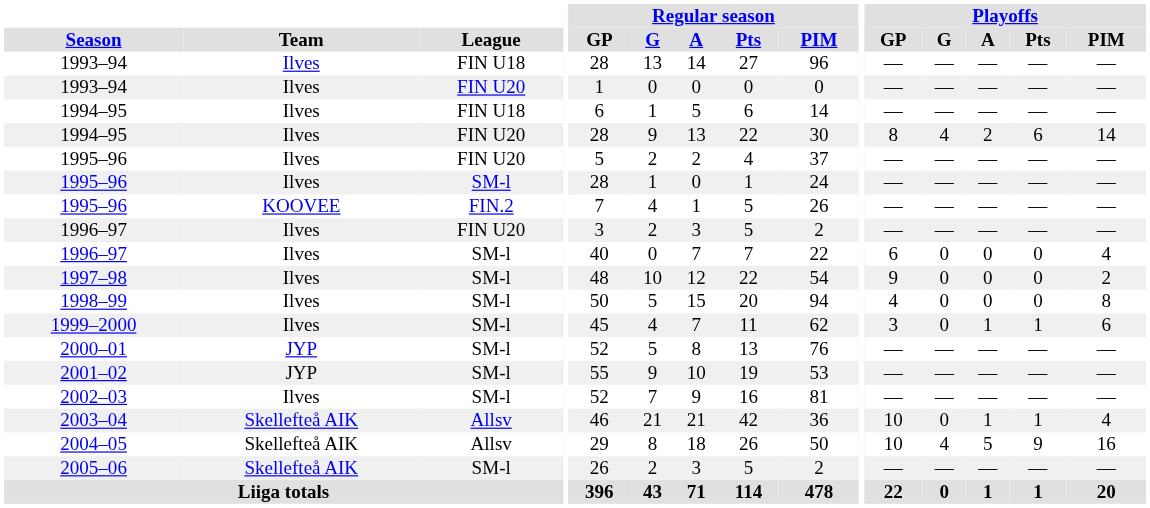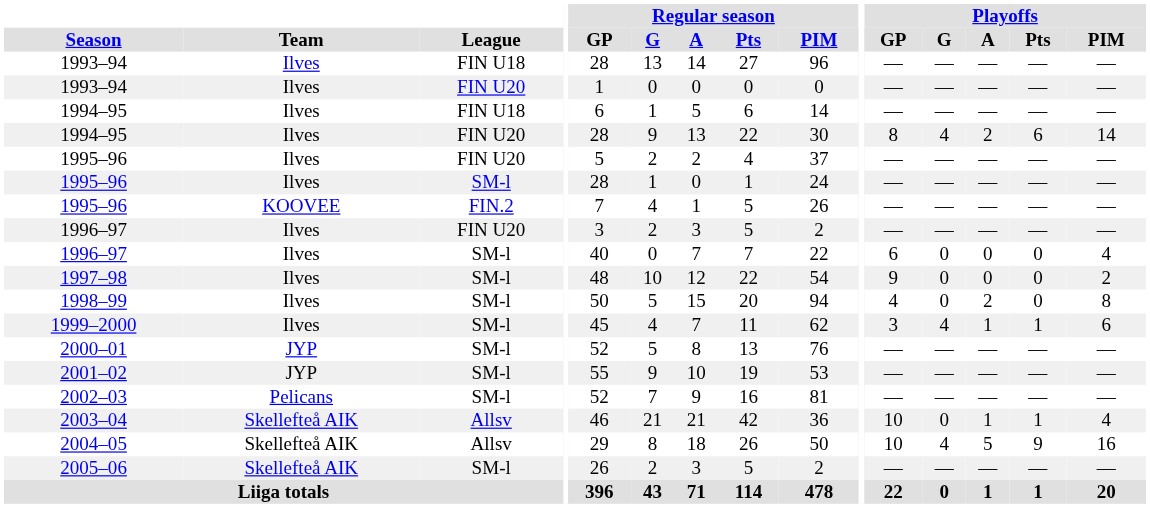(988, 301) 0 -> (988, 301) 2
(944, 325) 0 -> (944, 325) 4
(301, 396) Ilves -> (301, 396) Pelicans
